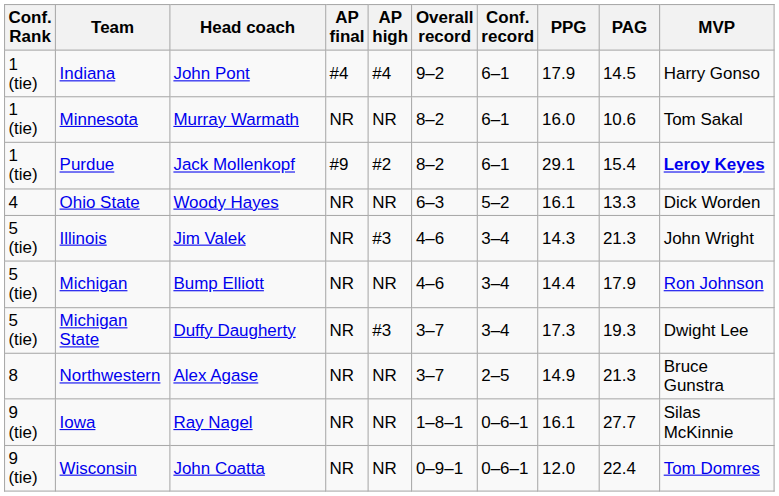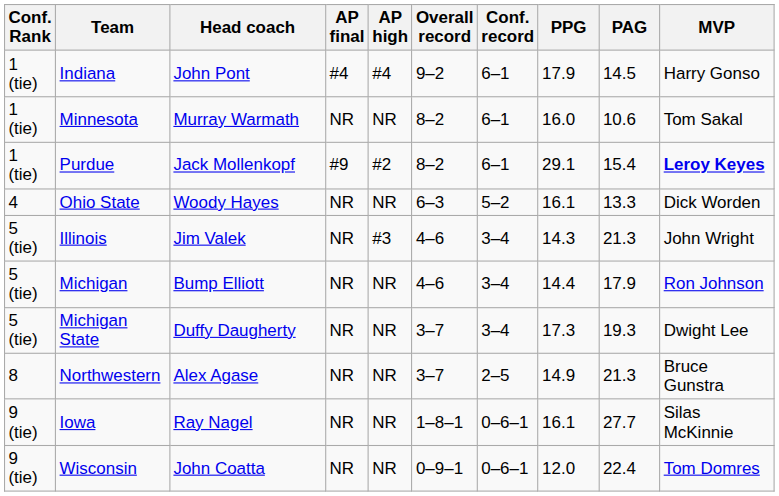(382, 330) #3 -> (385, 330) NR
